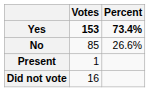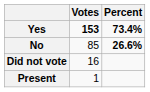(127, 45) normal -> (127, 45) bold
rows swapped: (37, 62) <-> (37, 78)
